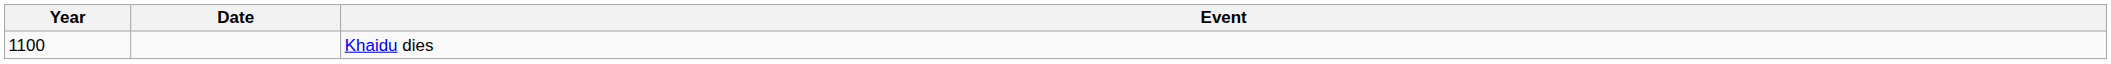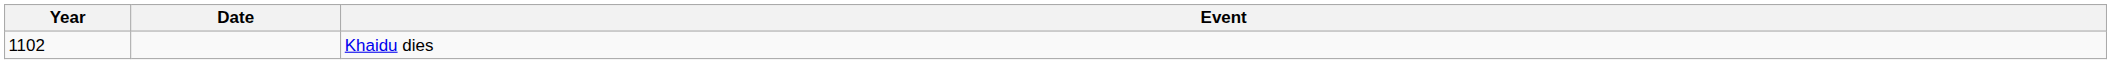(27, 44) 1100 -> (27, 44) 1102
